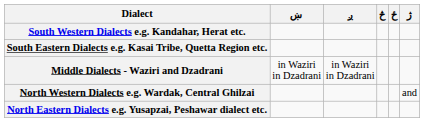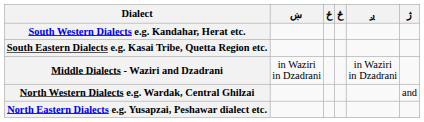columns swapped: (350, 14) <-> (394, 14)
